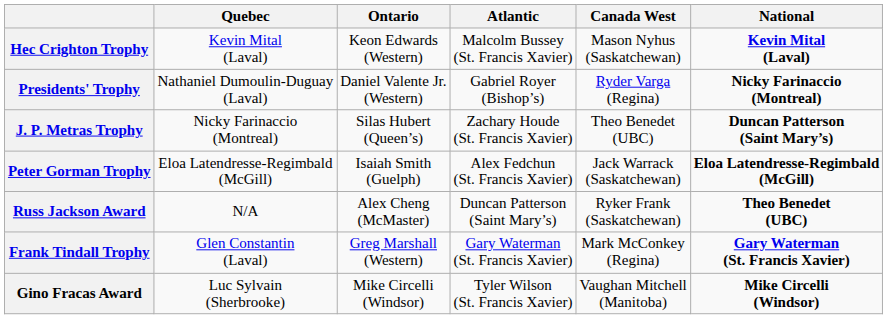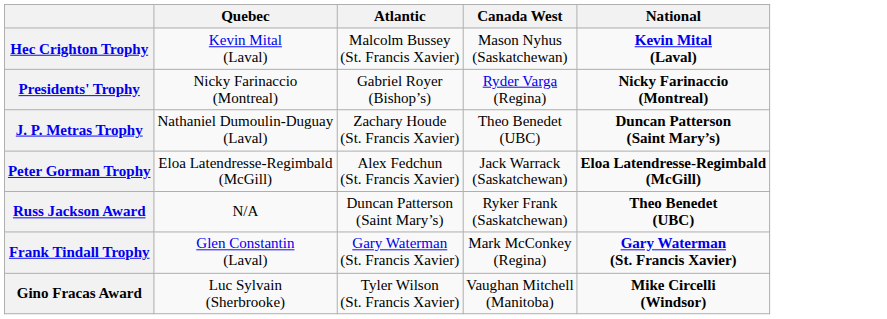- column: (393, 16)
(245, 89) Nathaniel Dumoulin-Duguay (Laval) -> (245, 89) Nicky Farinaccio (Montreal)
(245, 130) Nicky Farinaccio (Montreal) -> (245, 130) Nathaniel Dumoulin-Duguay (Laval)
